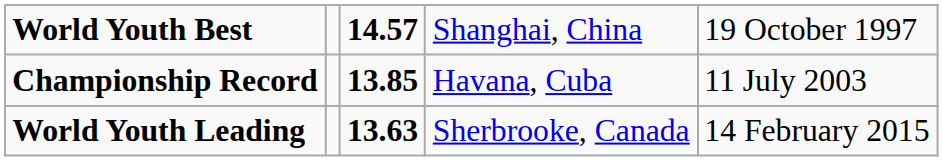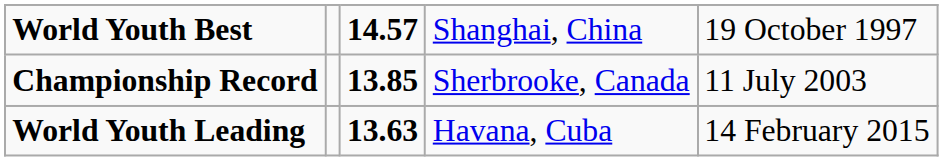(523, 79) Havana, Cuba -> (561, 79) Sherbrooke, Canada
(561, 130) Sherbrooke, Canada -> (523, 130) Havana, Cuba
